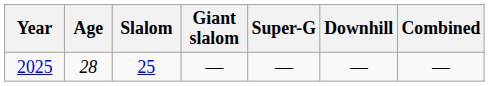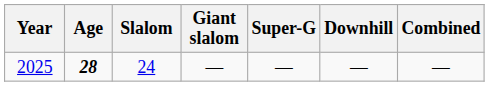(88, 66) normal -> (88, 66) bold
(146, 66) 25 -> (146, 66) 24
